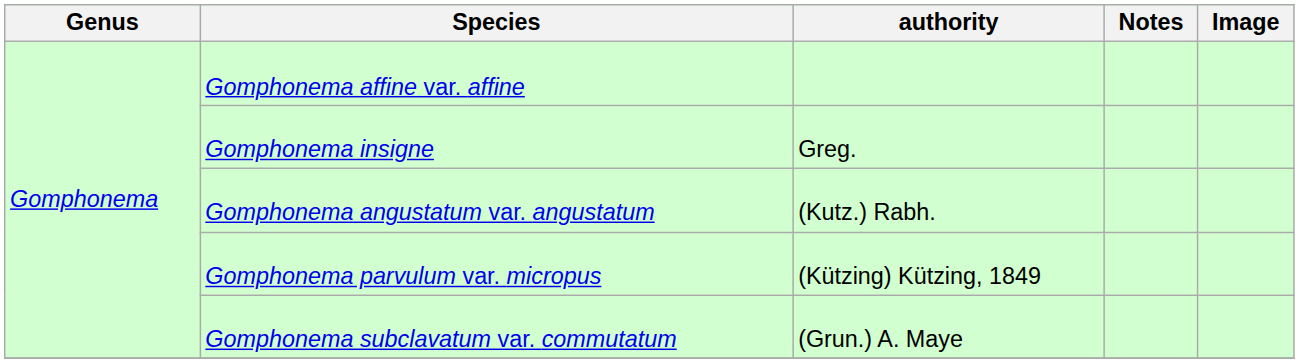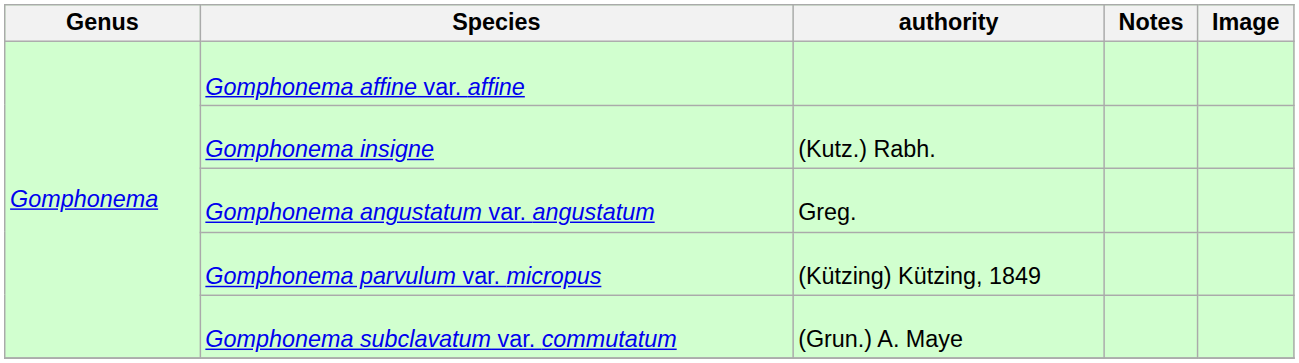(827, 149) Greg. -> (867, 149) (Kutz.) Rabh.
(867, 213) (Kutz.) Rabh. -> (827, 213) Greg.
